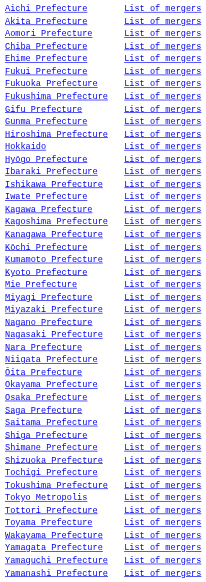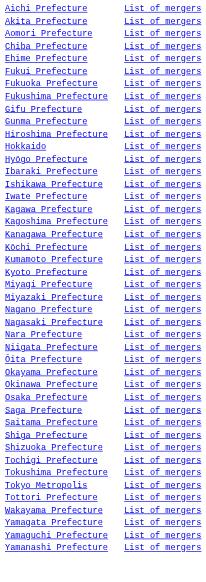- row: (41, 285)
+ row: (51, 385)
- row: (51, 448)
- row: (49, 523)
